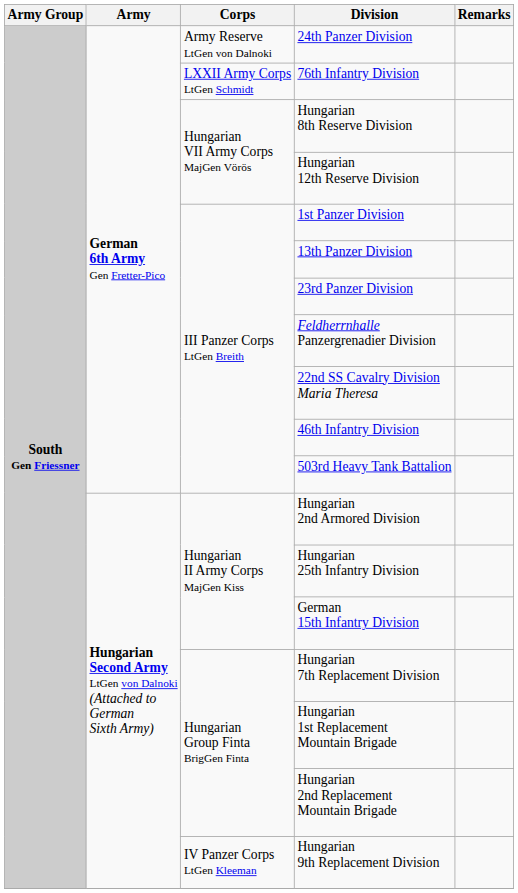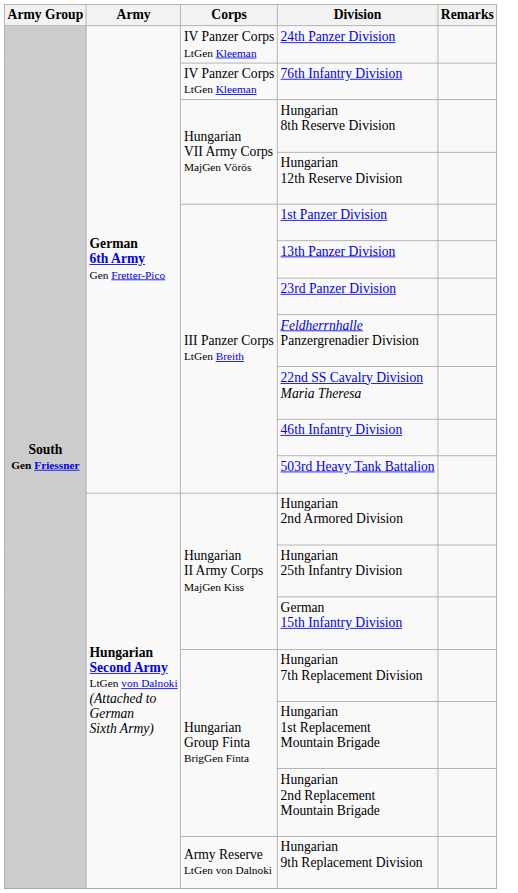(228, 44) Army Reserve LtGen von Dalnoki -> (229, 44) IV Panzer Corps LtGen Kleeman
(238, 81) LXXII Army Corps LtGen Schmidt -> (229, 81) IV Panzer Corps LtGen Kleeman
(229, 862) IV Panzer Corps LtGen Kleeman -> (228, 862) Army Reserve LtGen von Dalnoki
